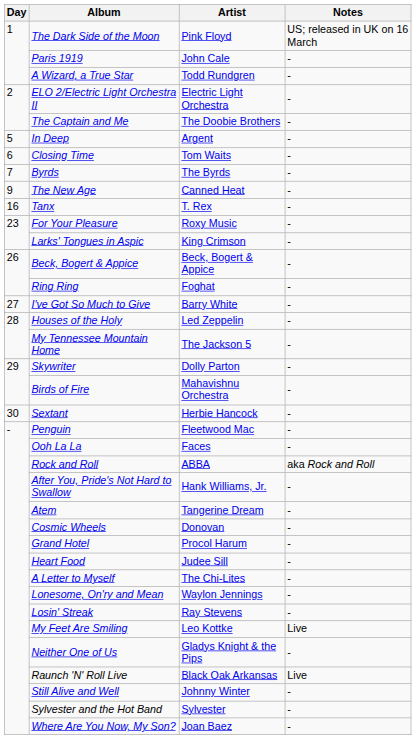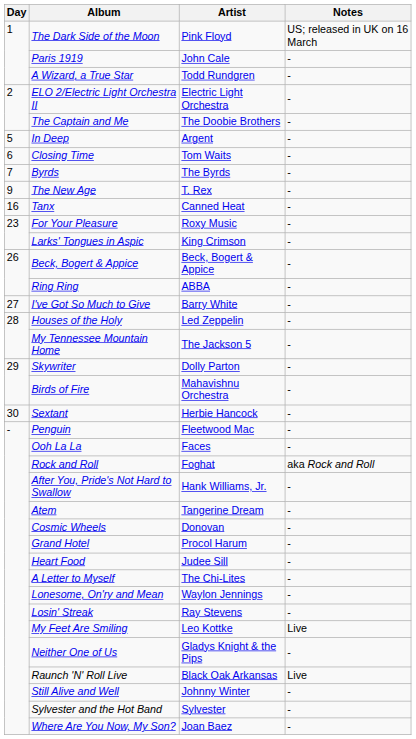(213, 190) Canned Heat -> (197, 190) T. Rex
(197, 207) T. Rex -> (213, 207) Canned Heat
(198, 287) Foghat -> (196, 287) ABBA
(196, 464) ABBA -> (198, 464) Foghat
